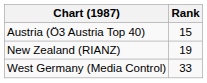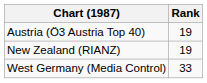(186, 31) 15 -> (186, 31) 19
